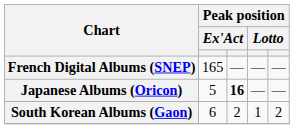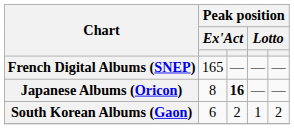(213, 90) 5 -> (213, 90) 8
